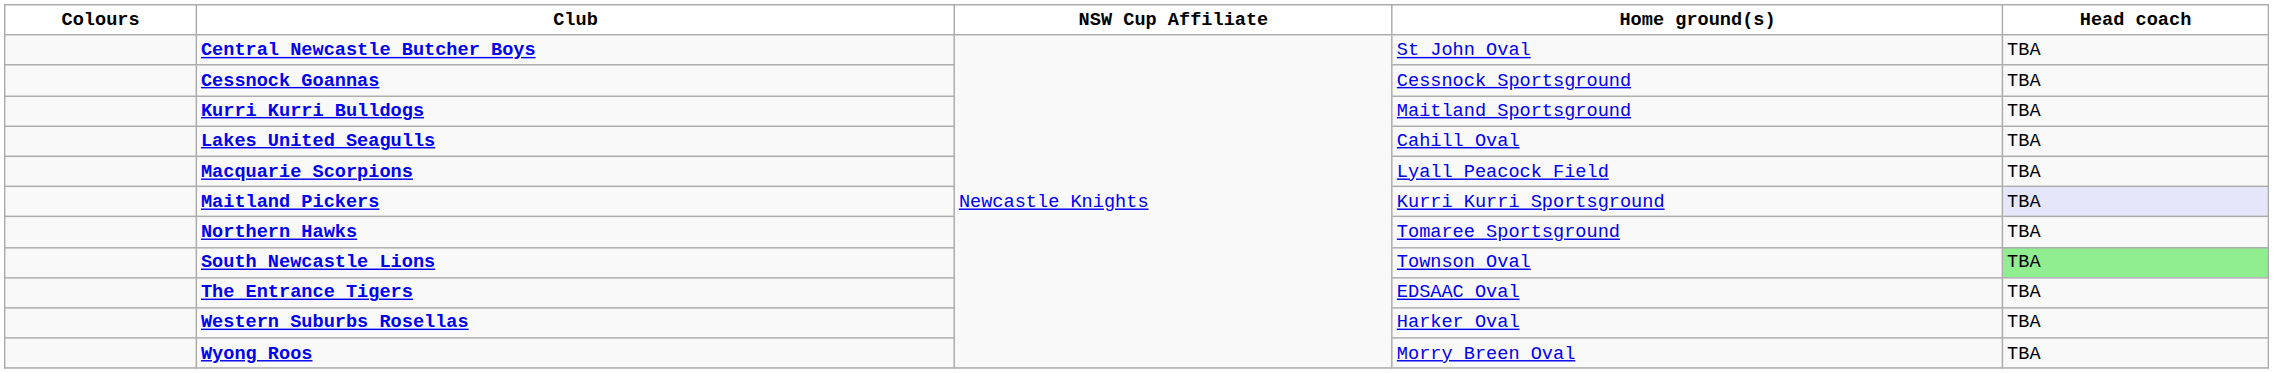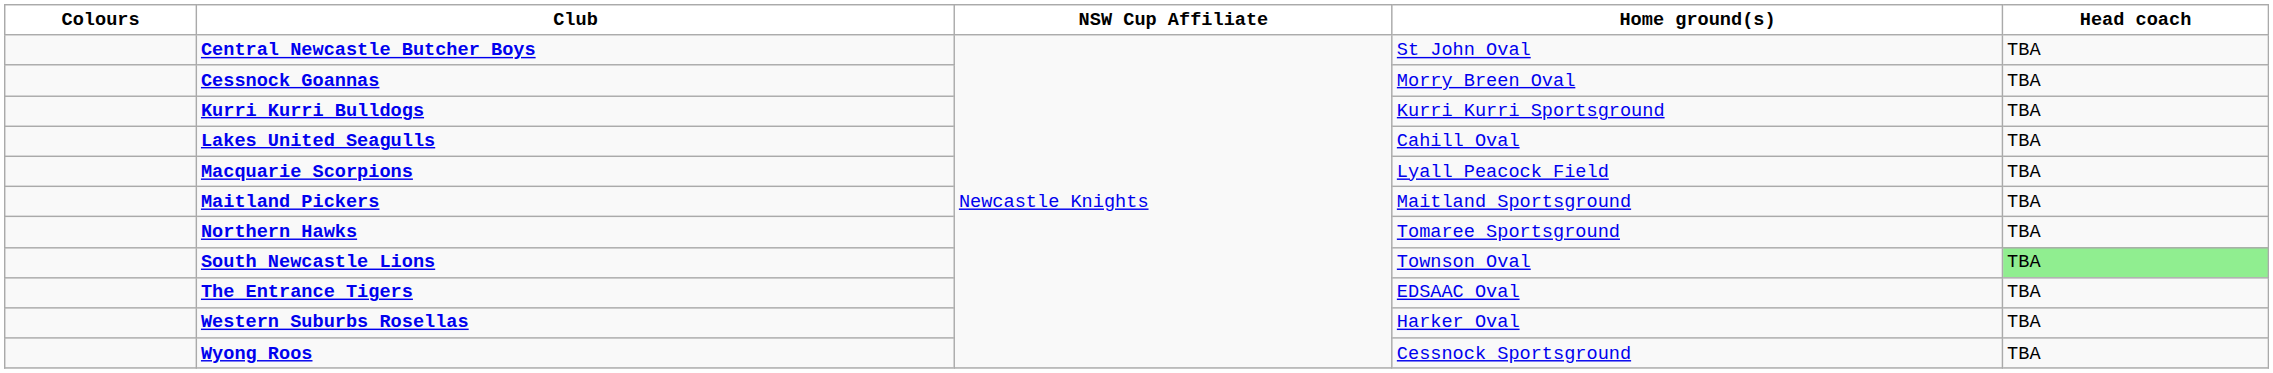(1514, 80) Cessnock Sportsground -> (1486, 80) Morry Breen Oval
(1514, 111) Maitland Sportsground -> (1531, 111) Kurri Kurri Sportsground
(1531, 202) Kurri Kurri Sportsground -> (1514, 202) Maitland Sportsground
(2024, 202) lavender background -> (2024, 202) no background
(1486, 353) Morry Breen Oval -> (1514, 353) Cessnock Sportsground
